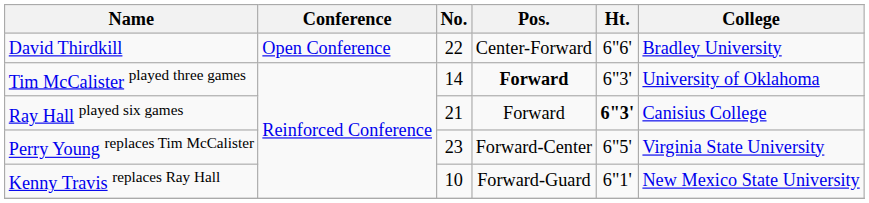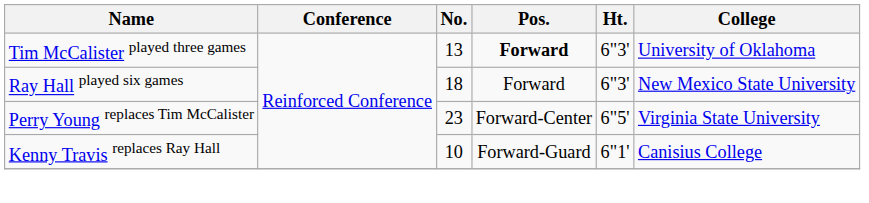- row: (66, 47)
(454, 79) 14 -> (454, 50) 13
(454, 113) 21 -> (454, 84) 18
(617, 113) bold -> (615, 84) normal
(704, 113) Canisius College -> (747, 84) New Mexico State University
(751, 180) New Mexico State University -> (700, 151) Canisius College
